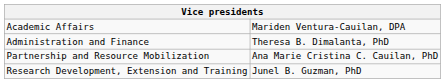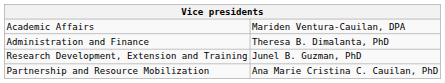rows swapped: (127, 71) <-> (108, 56)
